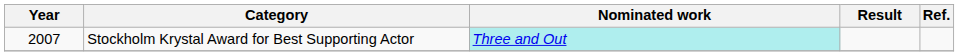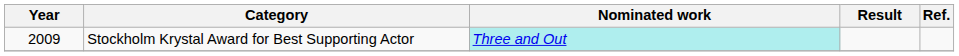(44, 39) 2007 -> (44, 39) 2009
